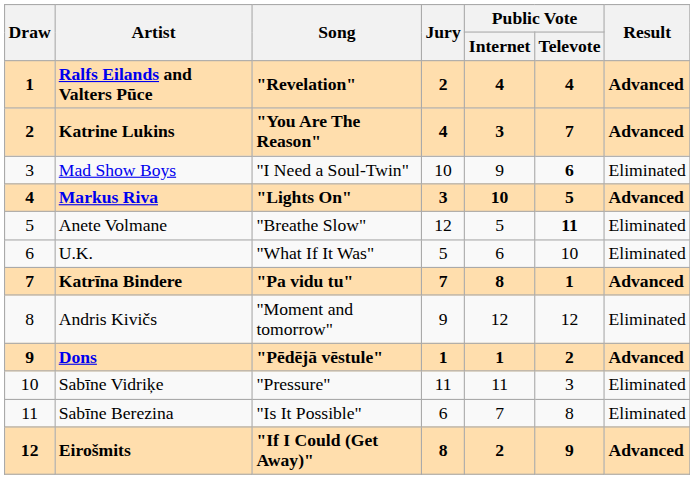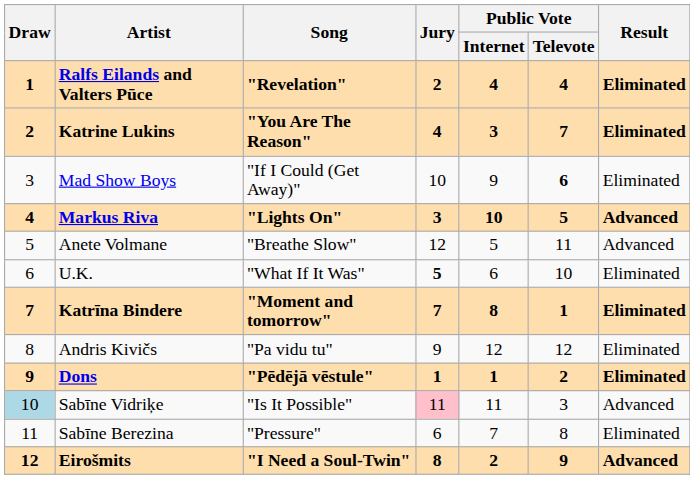(646, 84) Advanced -> (644, 84) Eliminated
(646, 131) Advanced -> (644, 131) Eliminated
(333, 169) "I Need a Soul-Twin" -> (303, 179) "If I Could (Get Away)"
(569, 225) bold -> (564, 245) normal
(647, 225) Eliminated -> (638, 245) Advanced
(443, 253) normal -> (437, 273) bold
(305, 281) "Pa vidu tu" -> (300, 311) "Moment and tomorrow"
(646, 281) Advanced -> (644, 311) Eliminated
(305, 319) "Moment and tomorrow" -> (290, 348) "Pa vidu tu"
(646, 356) Advanced -> (644, 376) Eliminated
(30, 384) no background -> (30, 404) lightblue background
(293, 384) "Pressure" -> (300, 404) "Is It Possible"
(443, 384) no background -> (437, 404) pink background
(647, 384) Eliminated -> (638, 404) Advanced
(309, 412) "Is It Possible" -> (284, 432) "Pressure"
(317, 450) "If I Could (Get Away)" -> (329, 460) "I Need a Soul-Twin"
